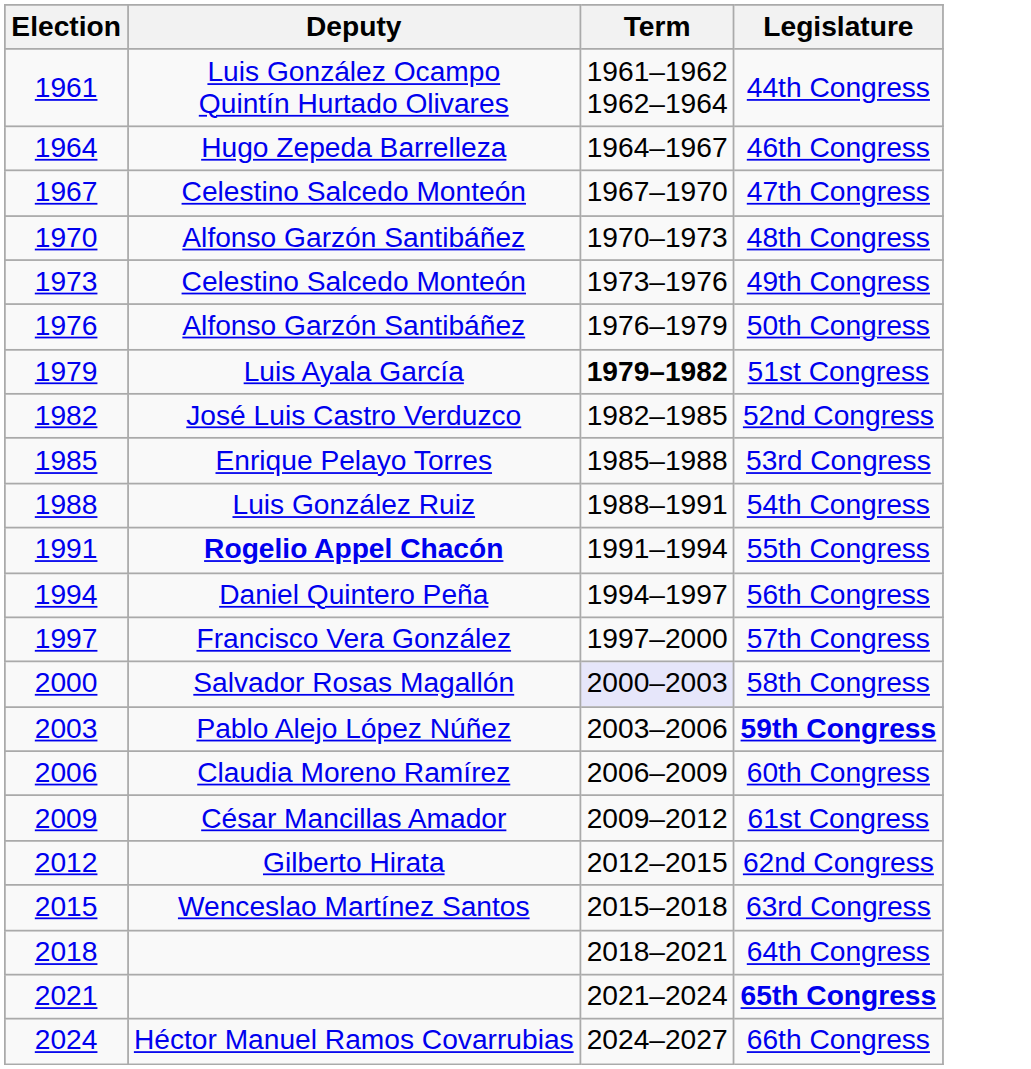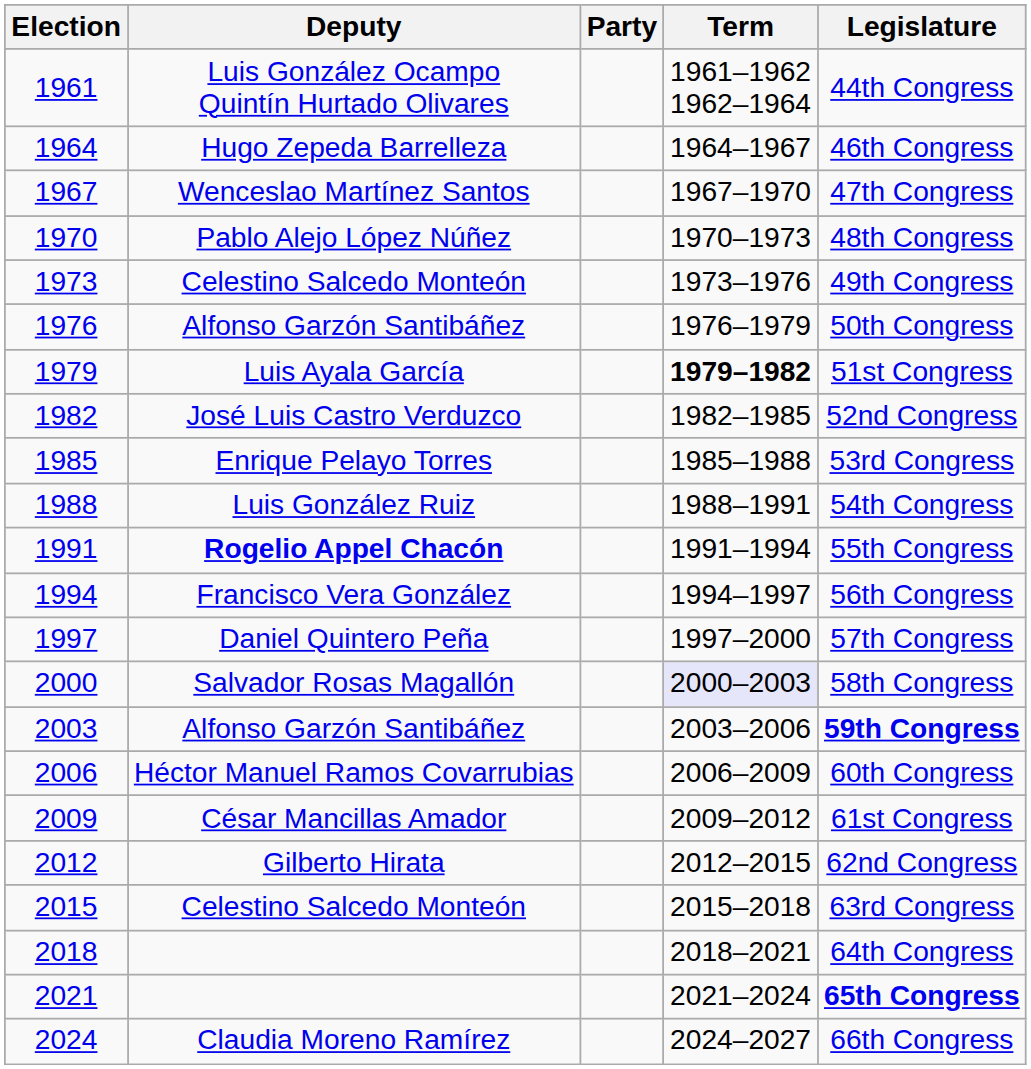+ column: (622, 26)
(354, 192) Celestino Salcedo Monteón -> (354, 192) Wenceslao Martínez Santos
(354, 237) Alfonso Garzón Santibáñez -> (354, 237) Pablo Alejo López Núñez
(354, 594) Daniel Quintero Peña -> (354, 594) Francisco Vera González
(354, 639) Francisco Vera González -> (354, 639) Daniel Quintero Peña
(354, 728) Pablo Alejo López Núñez -> (354, 728) Alfonso Garzón Santibáñez
(354, 773) Claudia Moreno Ramírez -> (354, 773) Héctor Manuel Ramos Covarrubias
(354, 907) Wenceslao Martínez Santos -> (354, 907) Celestino Salcedo Monteón
(354, 1041) Héctor Manuel Ramos Covarrubias -> (354, 1041) Claudia Moreno Ramírez
